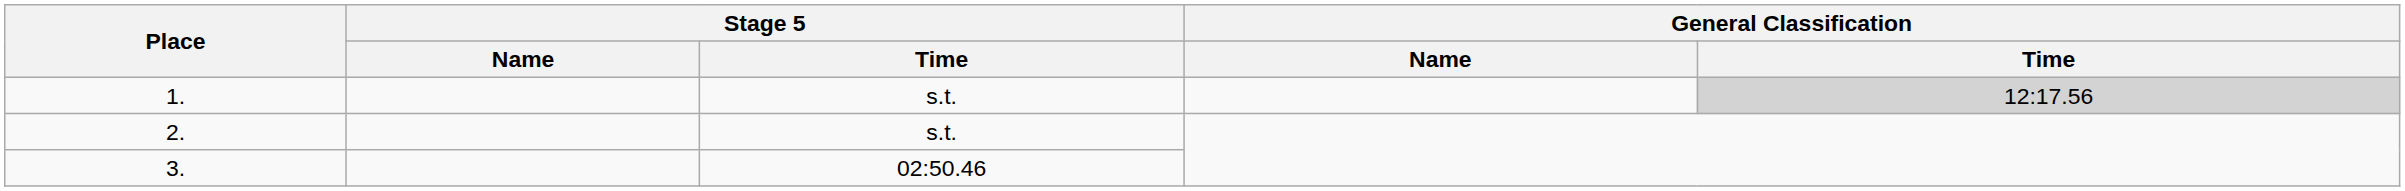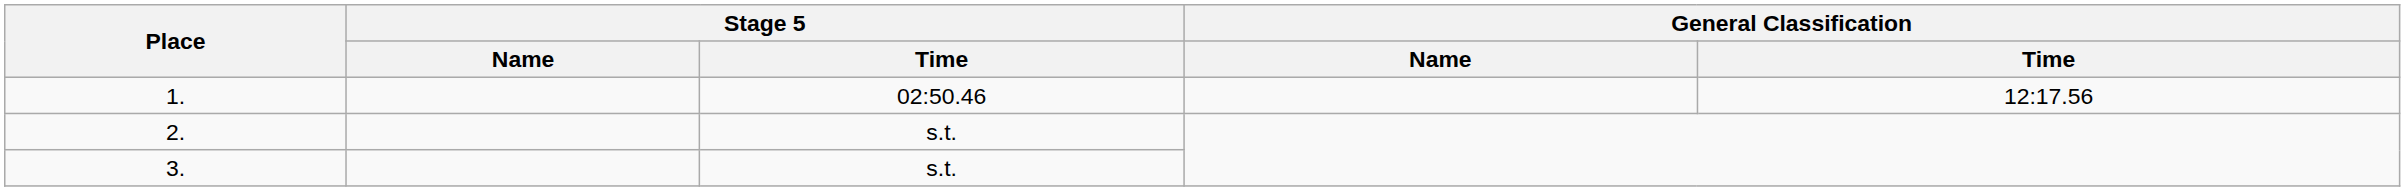(942, 96) s.t. -> (942, 96) 02:50.46
(2049, 96) lightgrey background -> (2049, 96) no background
(942, 168) 02:50.46 -> (942, 168) s.t.
